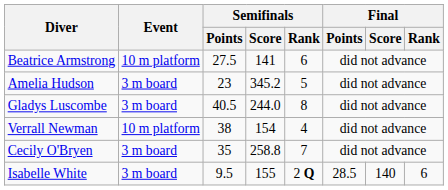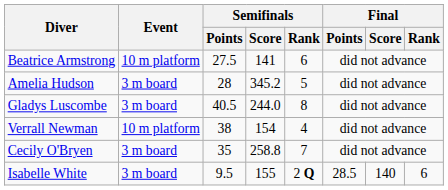(224, 83) 23 -> (224, 83) 28
